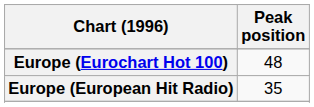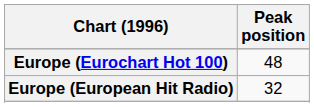(273, 88) 35 -> (273, 88) 32
